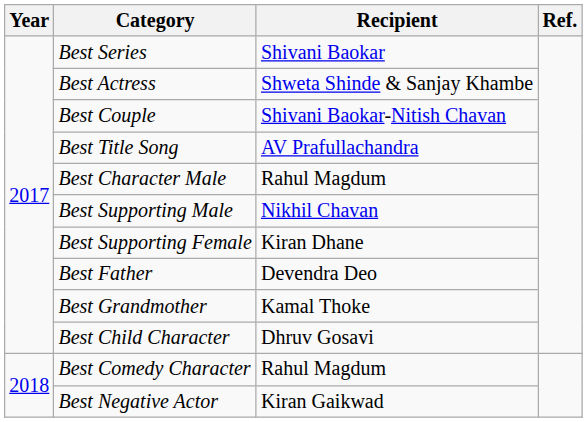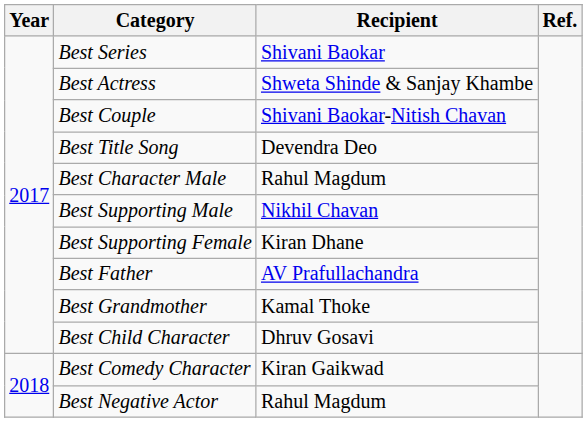(340, 147) AV Prafullachandra -> (319, 147) Devendra Deo
(319, 274) Devendra Deo -> (340, 274) AV Prafullachandra
(323, 369) Rahul Magdum -> (322, 369) Kiran Gaikwad
(322, 400) Kiran Gaikwad -> (323, 400) Rahul Magdum
